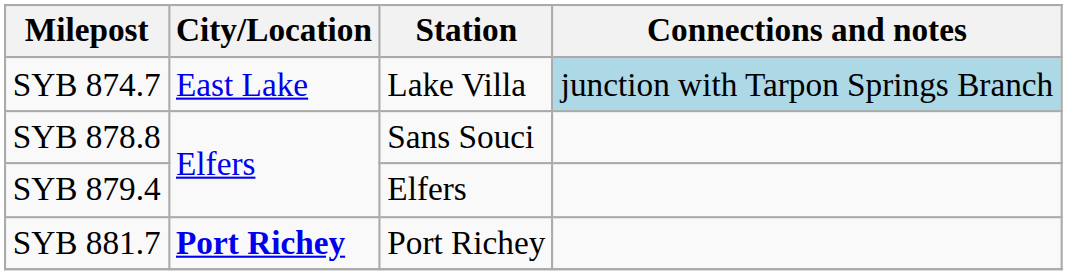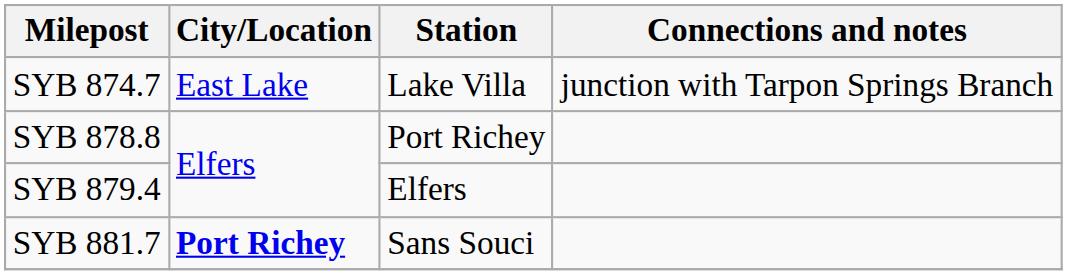(807, 83) lightblue background -> (807, 83) no background
(461, 136) Sans Souci -> (466, 136) Port Richey
(466, 242) Port Richey -> (461, 242) Sans Souci
